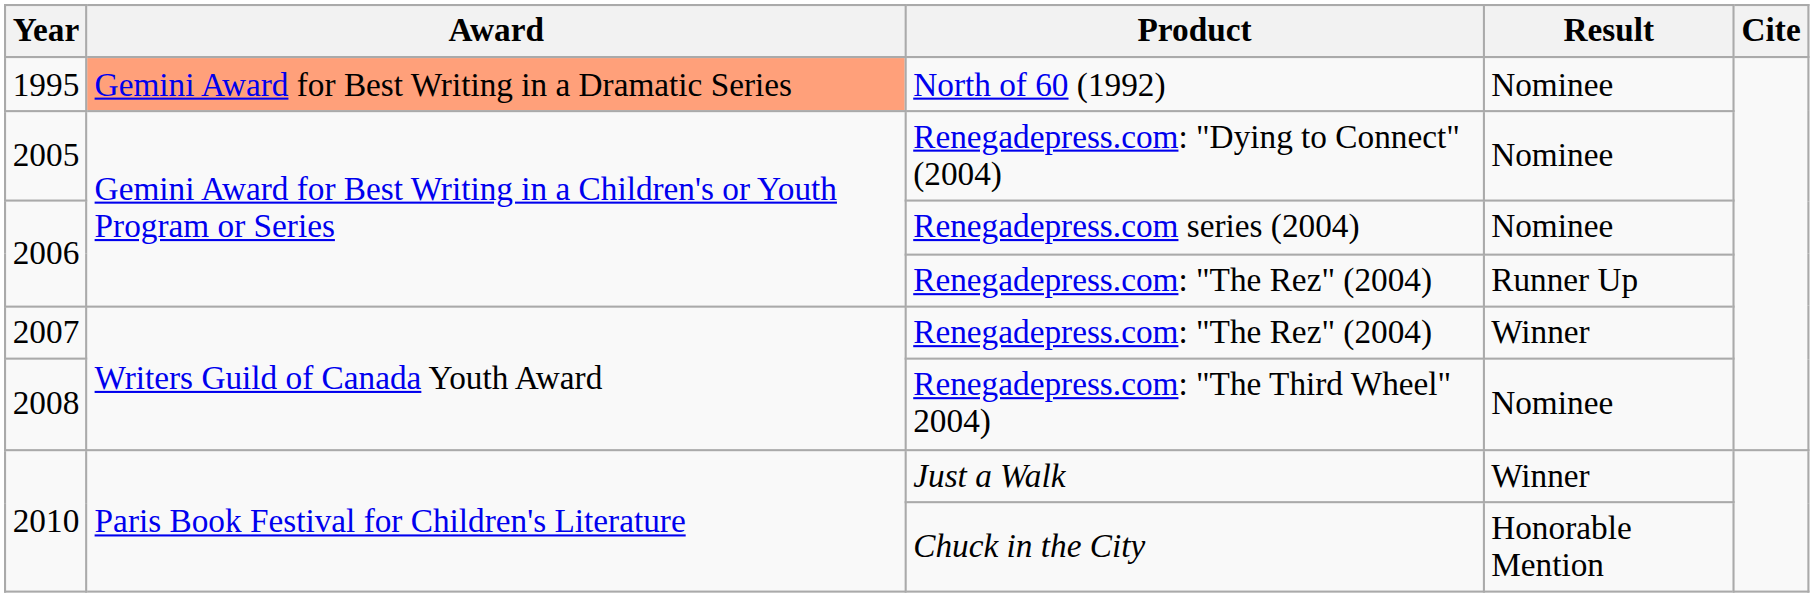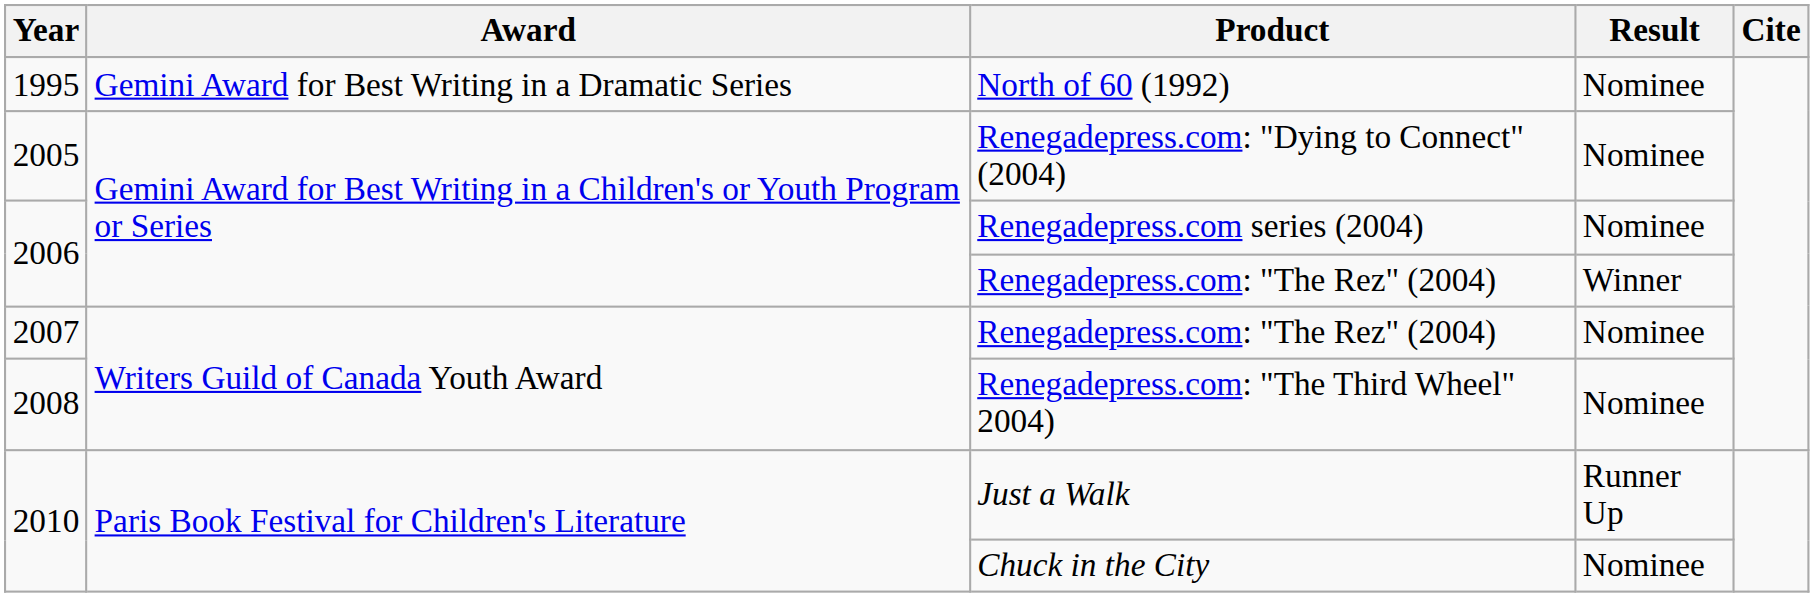(443, 83) lightsalmon background -> (443, 83) no background
(1565, 279) Runner Up -> (1632, 279) Winner
(1540, 332) Winner -> (1644, 332) Nominee
(1540, 475) Winner -> (1632, 493) Runner Up
(1561, 546) Honorable Mention -> (1644, 565) Nominee
